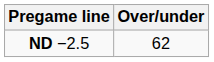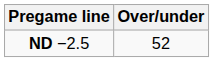(161, 43) 62 -> (161, 43) 52
